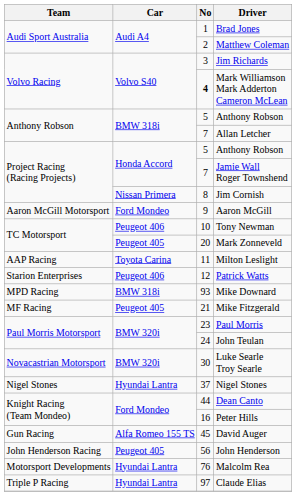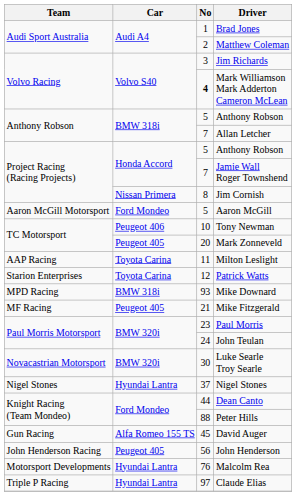(205, 210) 9 -> (205, 210) 5
(140, 276) Peugeot 406 -> (143, 276) Toyota Carina
(205, 418) 16 -> (205, 418) 88
